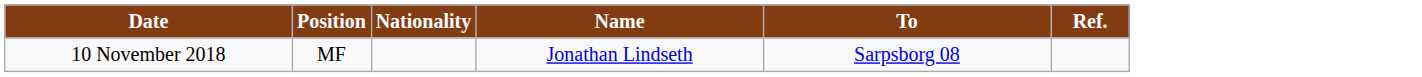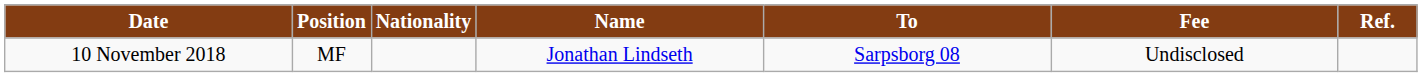+ column: (1194, 21)
